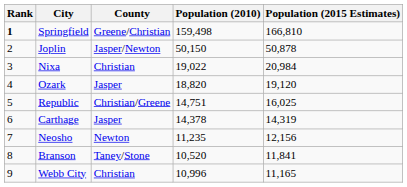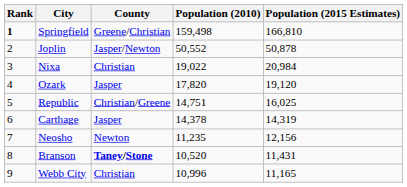(191, 48) 50,150 -> (191, 48) 50,552
(191, 84) 18,820 -> (191, 84) 17,820
(122, 155) normal -> (123, 155) bold
(281, 155) 11,841 -> (281, 155) 11,431
